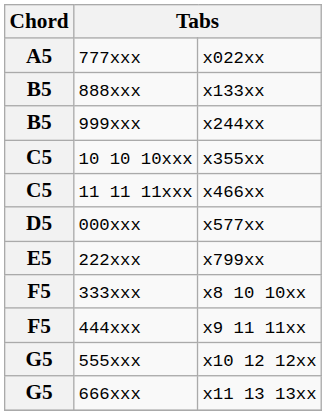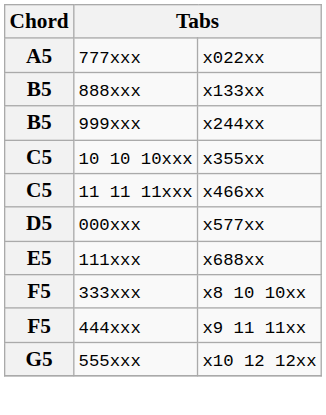+ row: (110, 260)
- row: (110, 260)
- row: (110, 395)
